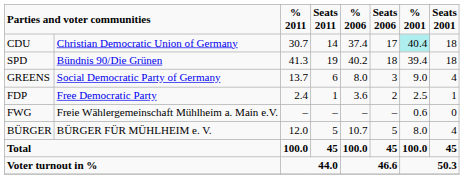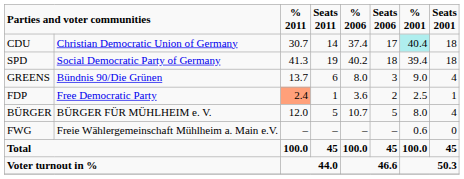(110, 60) Bündnis 90/Die Grünen -> (139, 60) Social Democratic Party of Germany
(139, 78) Social Democratic Party of Germany -> (110, 78) Bündnis 90/Die Grünen
(301, 95) no background -> (301, 95) lightsalmon background
rows swapped: (29, 130) <-> (19, 113)
